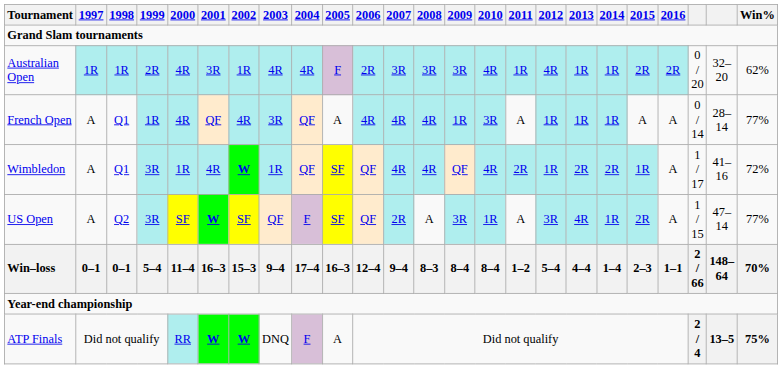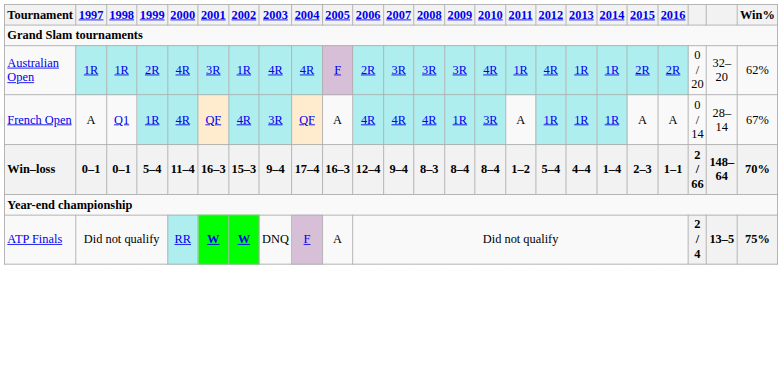(757, 120) 77% -> (757, 120) 67%
- row: (36, 169)
- row: (30, 219)
